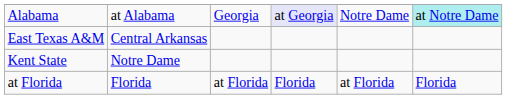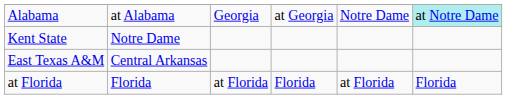(304, 15) lavender background -> (304, 15) no background
rows swapped: (56, 37) <-> (37, 60)
